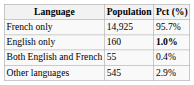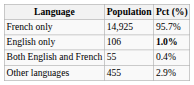(114, 42) 160 -> (114, 42) 106
(114, 73) 545 -> (114, 73) 455
